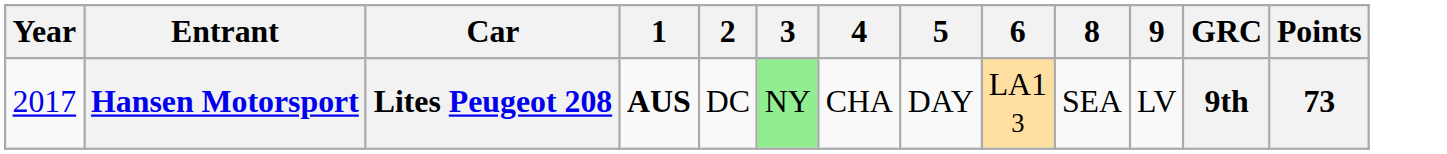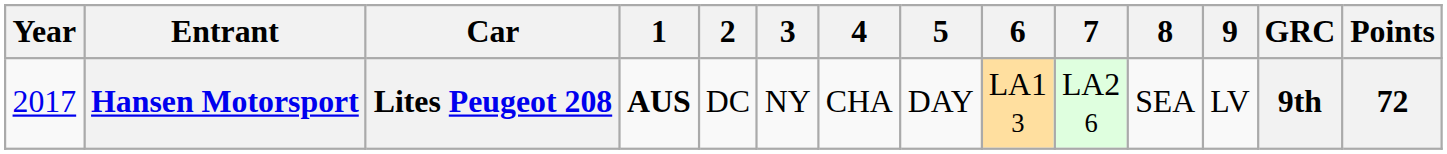+ column: (1091, 31)
(788, 102) lightgreen background -> (788, 102) no background
(1319, 102) 73 -> (1393, 102) 72
